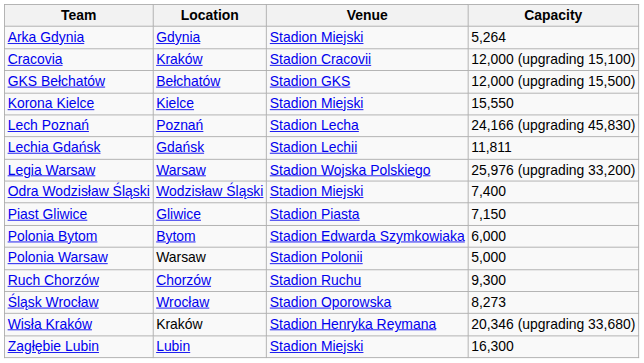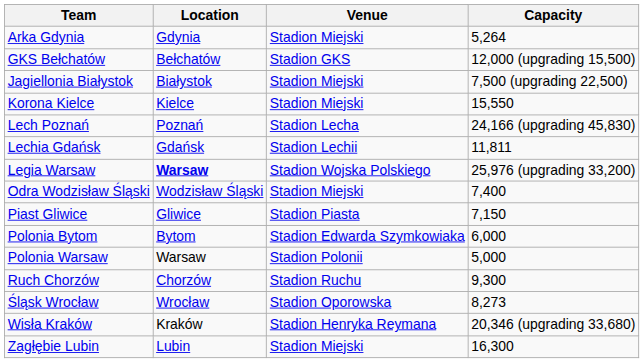- row: (35, 59)
+ row: (70, 81)
(181, 170) normal -> (182, 170) bold
